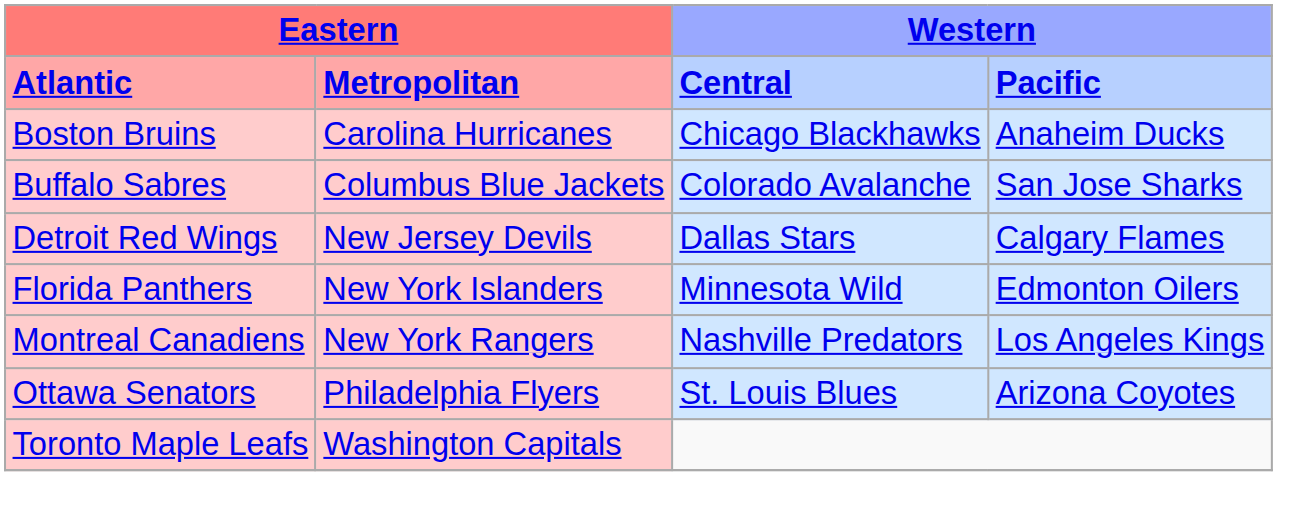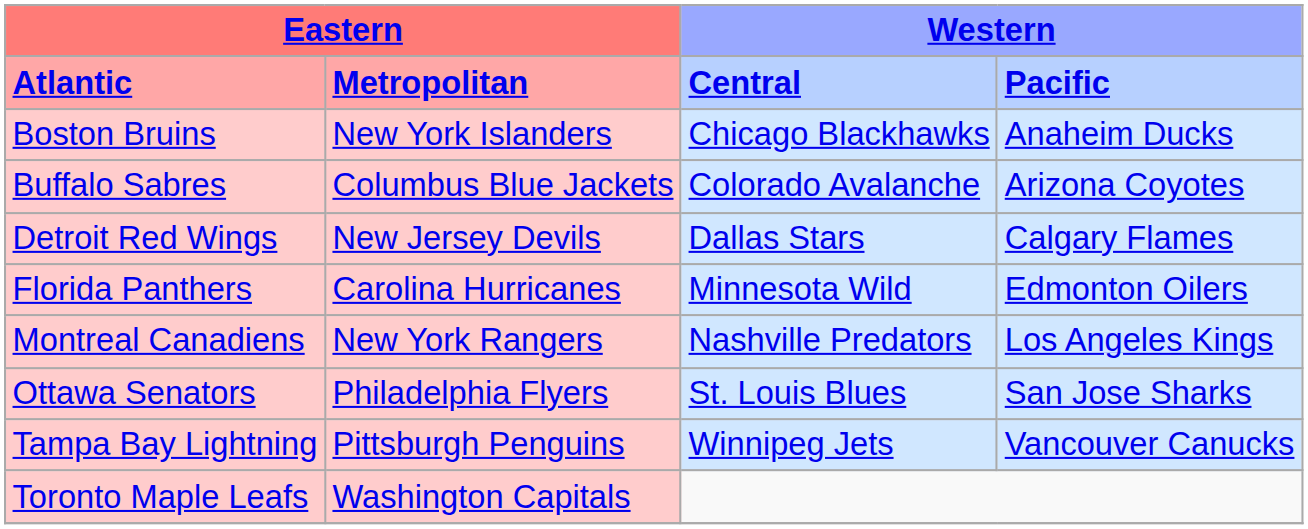(468, 133) Carolina Hurricanes -> (472, 133) New York Islanders
(1119, 185) San Jose Sharks -> (1124, 185) Arizona Coyotes
(463, 289) New York Islanders -> (477, 289) Carolina Hurricanes
(1115, 392) Arizona Coyotes -> (1128, 392) San Jose Sharks
+ row: (165, 444)
